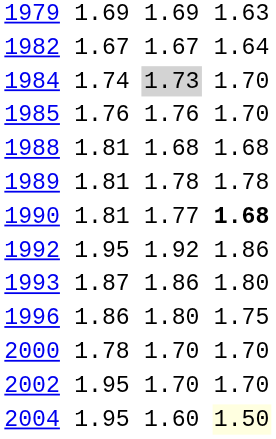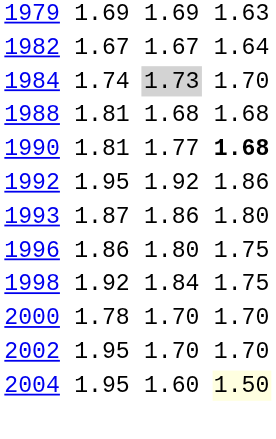- row: (32, 115)
- row: (32, 183)
+ row: (32, 284)
